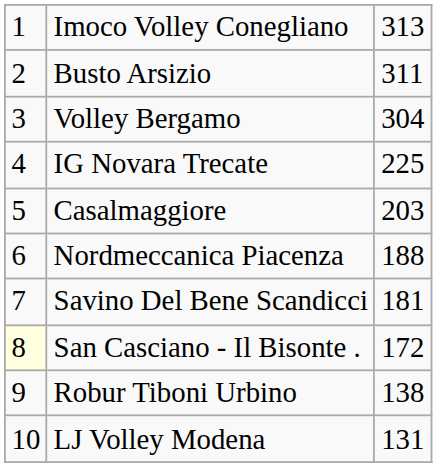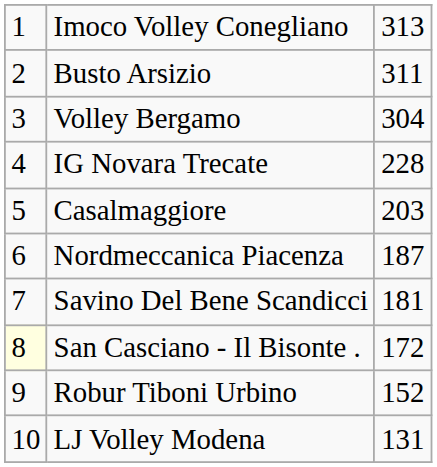(403, 164) 225 -> (403, 164) 228
(403, 255) 188 -> (403, 255) 187
(403, 392) 138 -> (403, 392) 152
